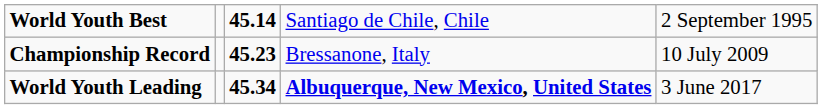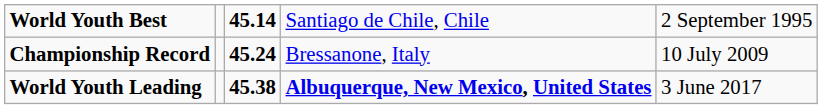(253, 53) 45.23 -> (253, 53) 45.24
(253, 86) 45.34 -> (253, 86) 45.38
